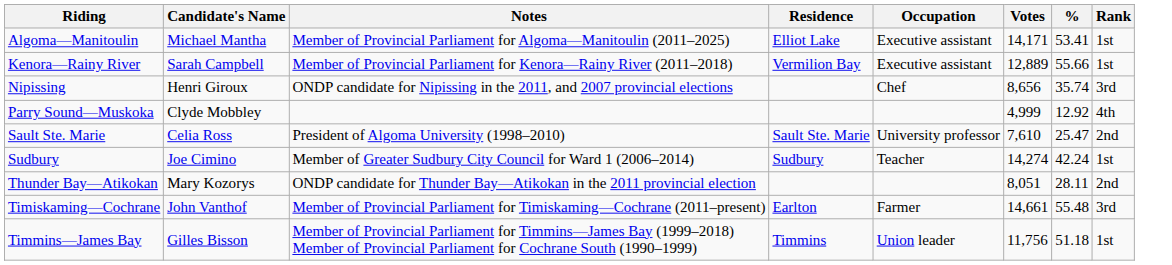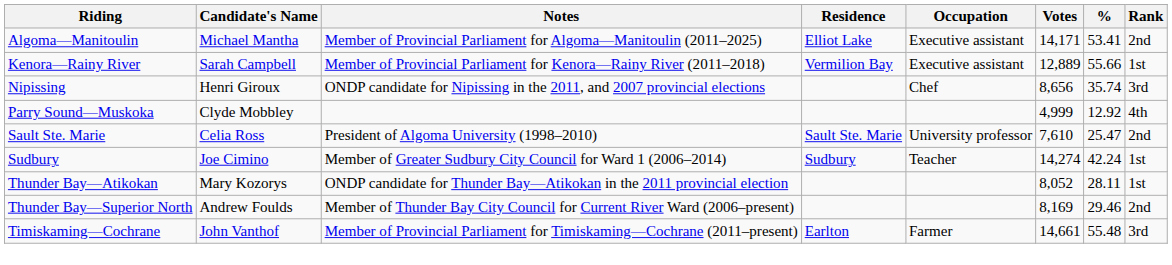(1105, 40) 1st -> (1139, 40) 2nd
(1024, 183) 8,051 -> (1056, 183) 8,052
(1107, 183) 2nd -> (1137, 183) 1st
+ row: (100, 207)
- row: (75, 239)
